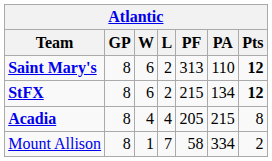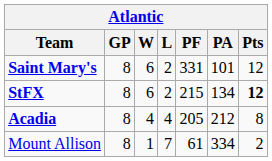(191, 67) 313 -> (191, 67) 331
(223, 67) 110 -> (223, 67) 101
(256, 67) bold -> (256, 67) normal
(223, 118) 215 -> (223, 118) 212
(195, 144) 58 -> (195, 144) 61
